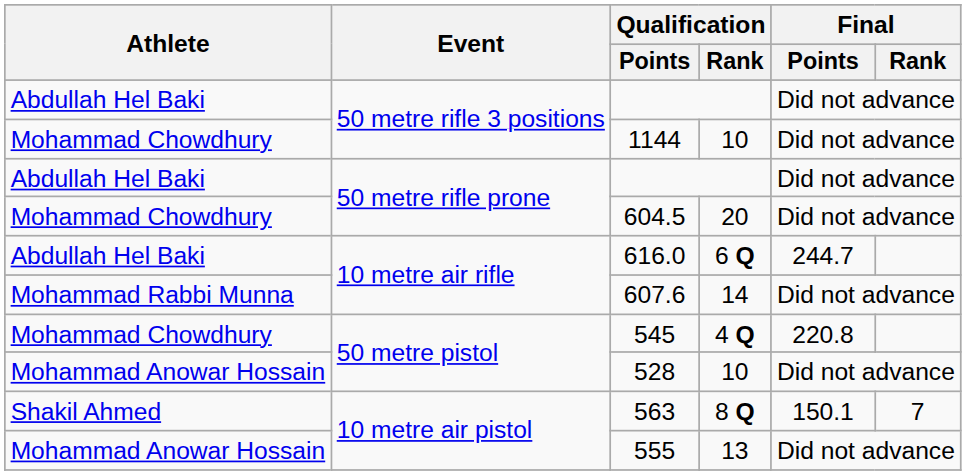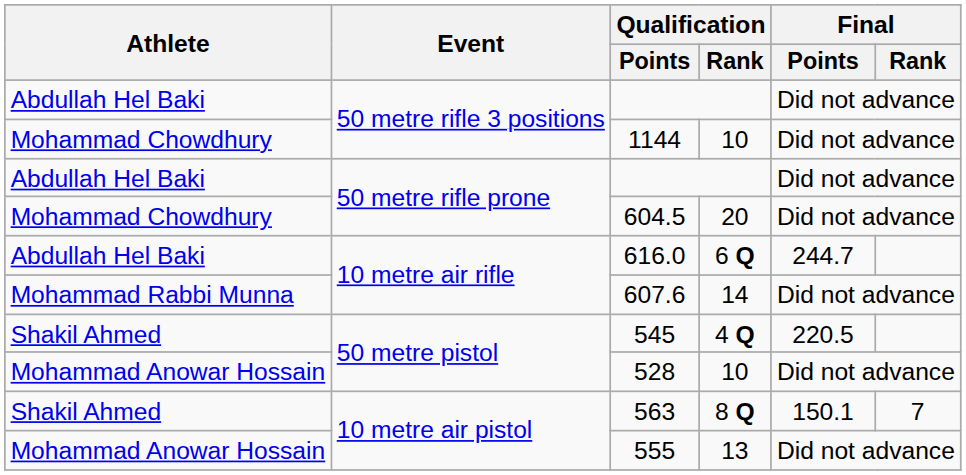(141, 334) Mohammad Chowdhury -> (86, 334) Shakil Ahmed
(823, 334) 220.8 -> (823, 334) 220.5
